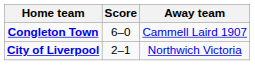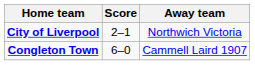rows swapped: (53, 50) <-> (53, 32)
